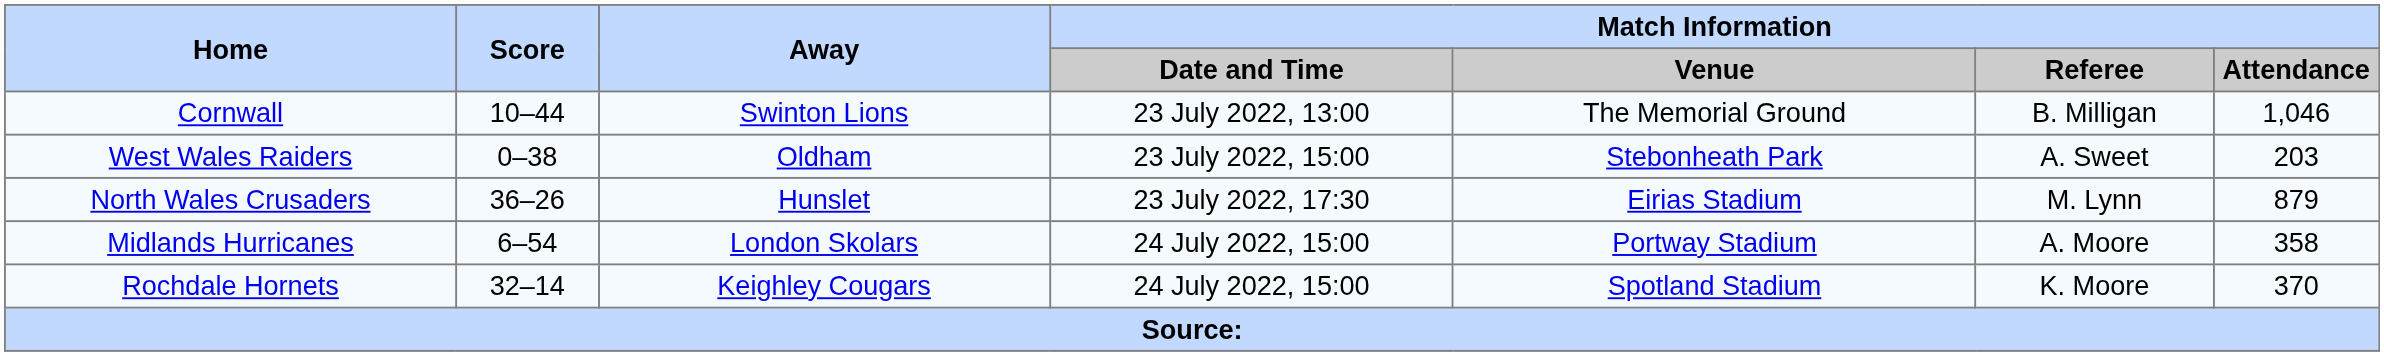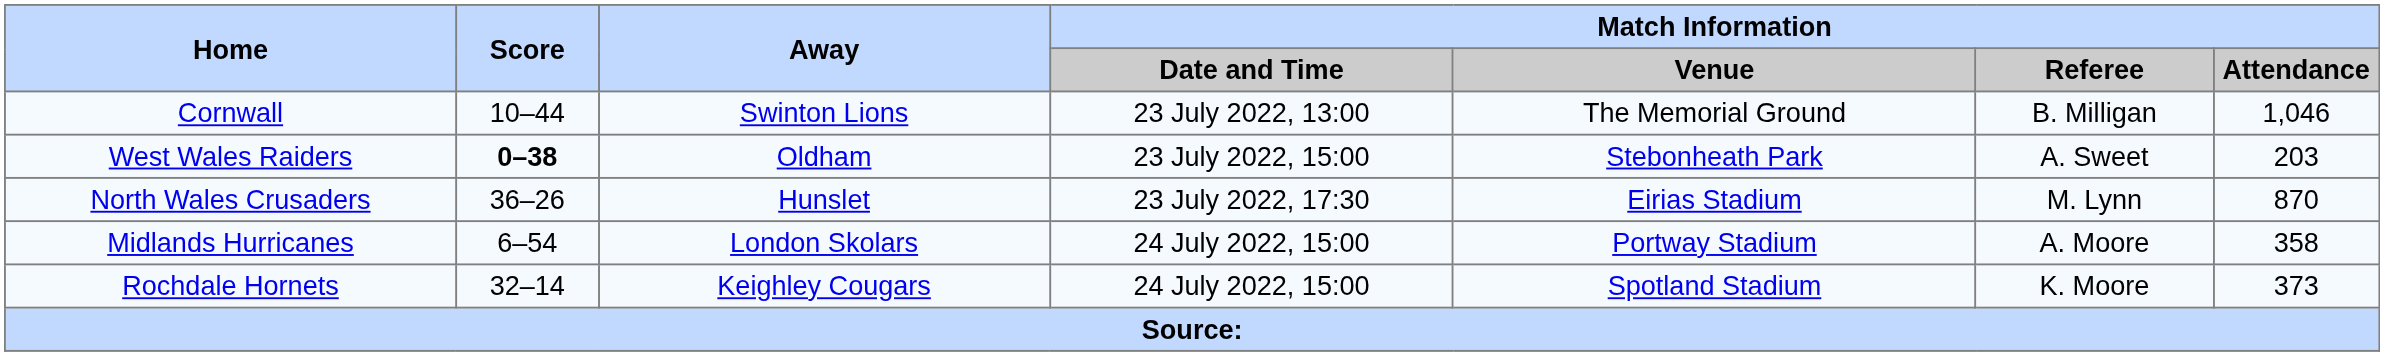(527, 156) normal -> (527, 156) bold
(2296, 200) 879 -> (2296, 200) 870
(2296, 286) 370 -> (2296, 286) 373
